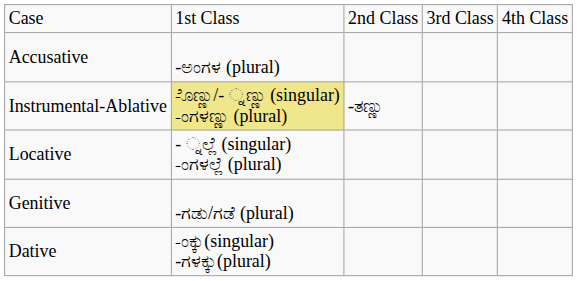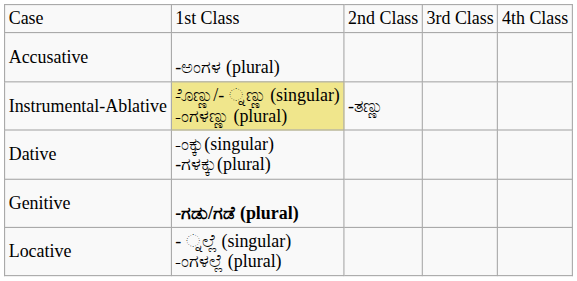rows swapped: (33, 251) <-> (40, 154)
(234, 213) normal -> (237, 213) bold
